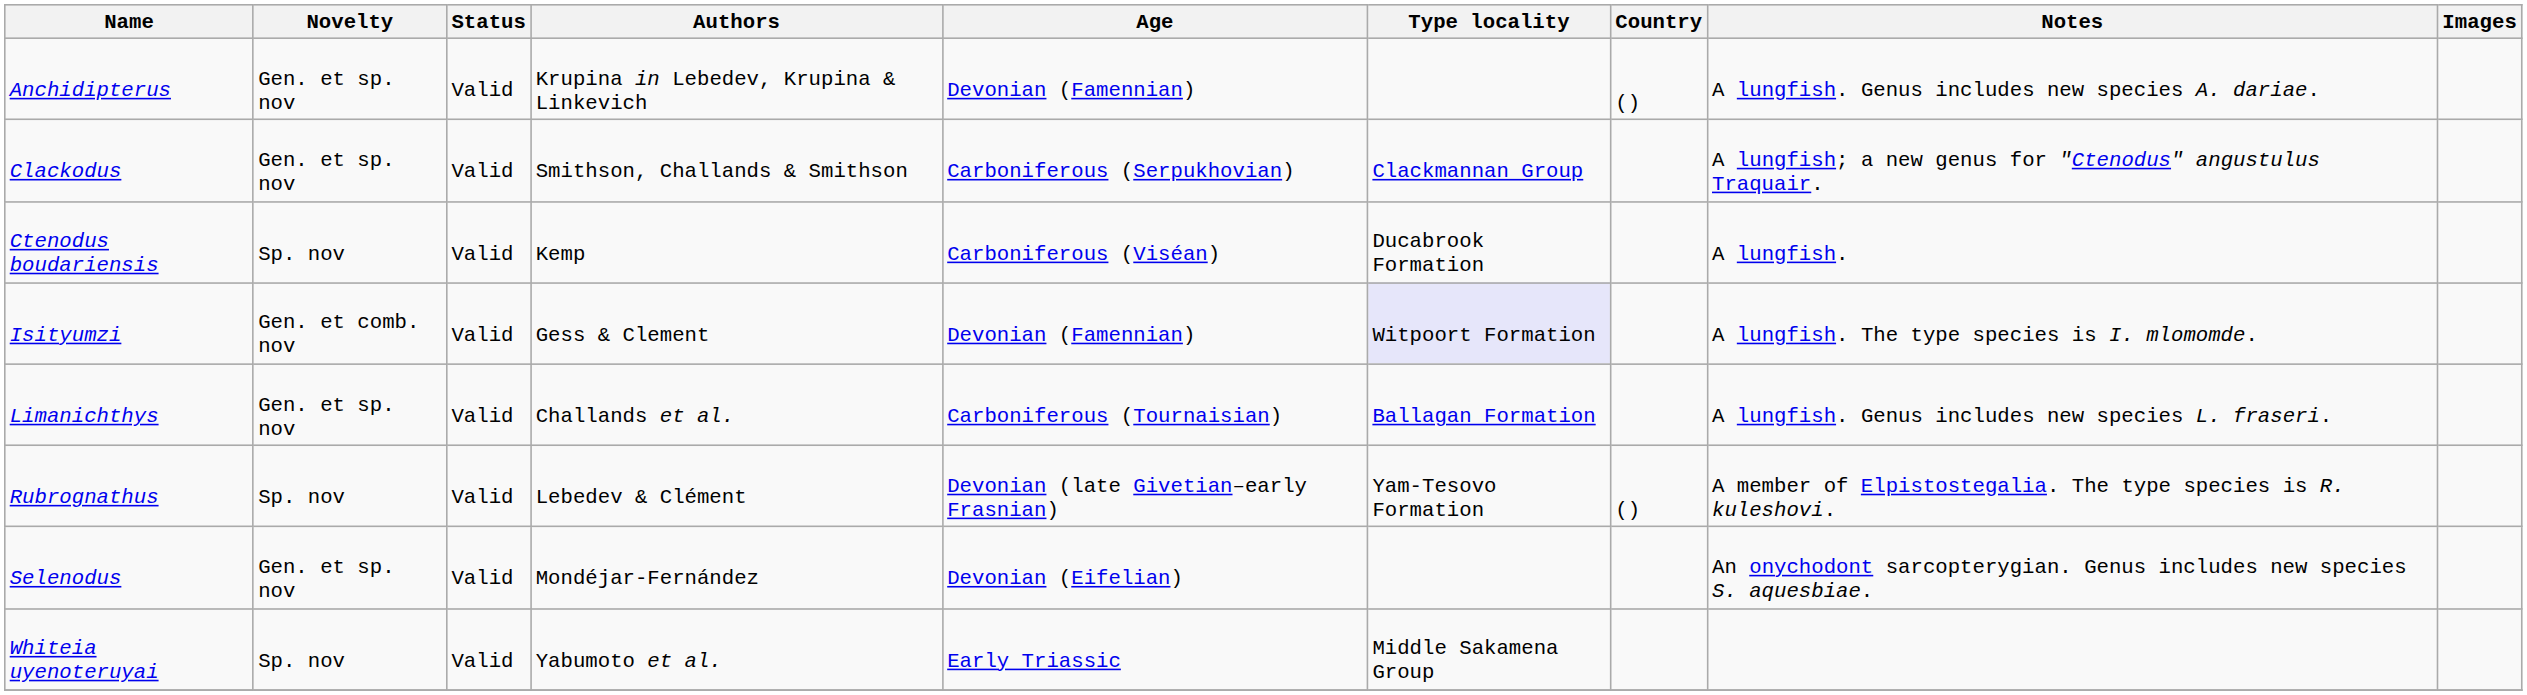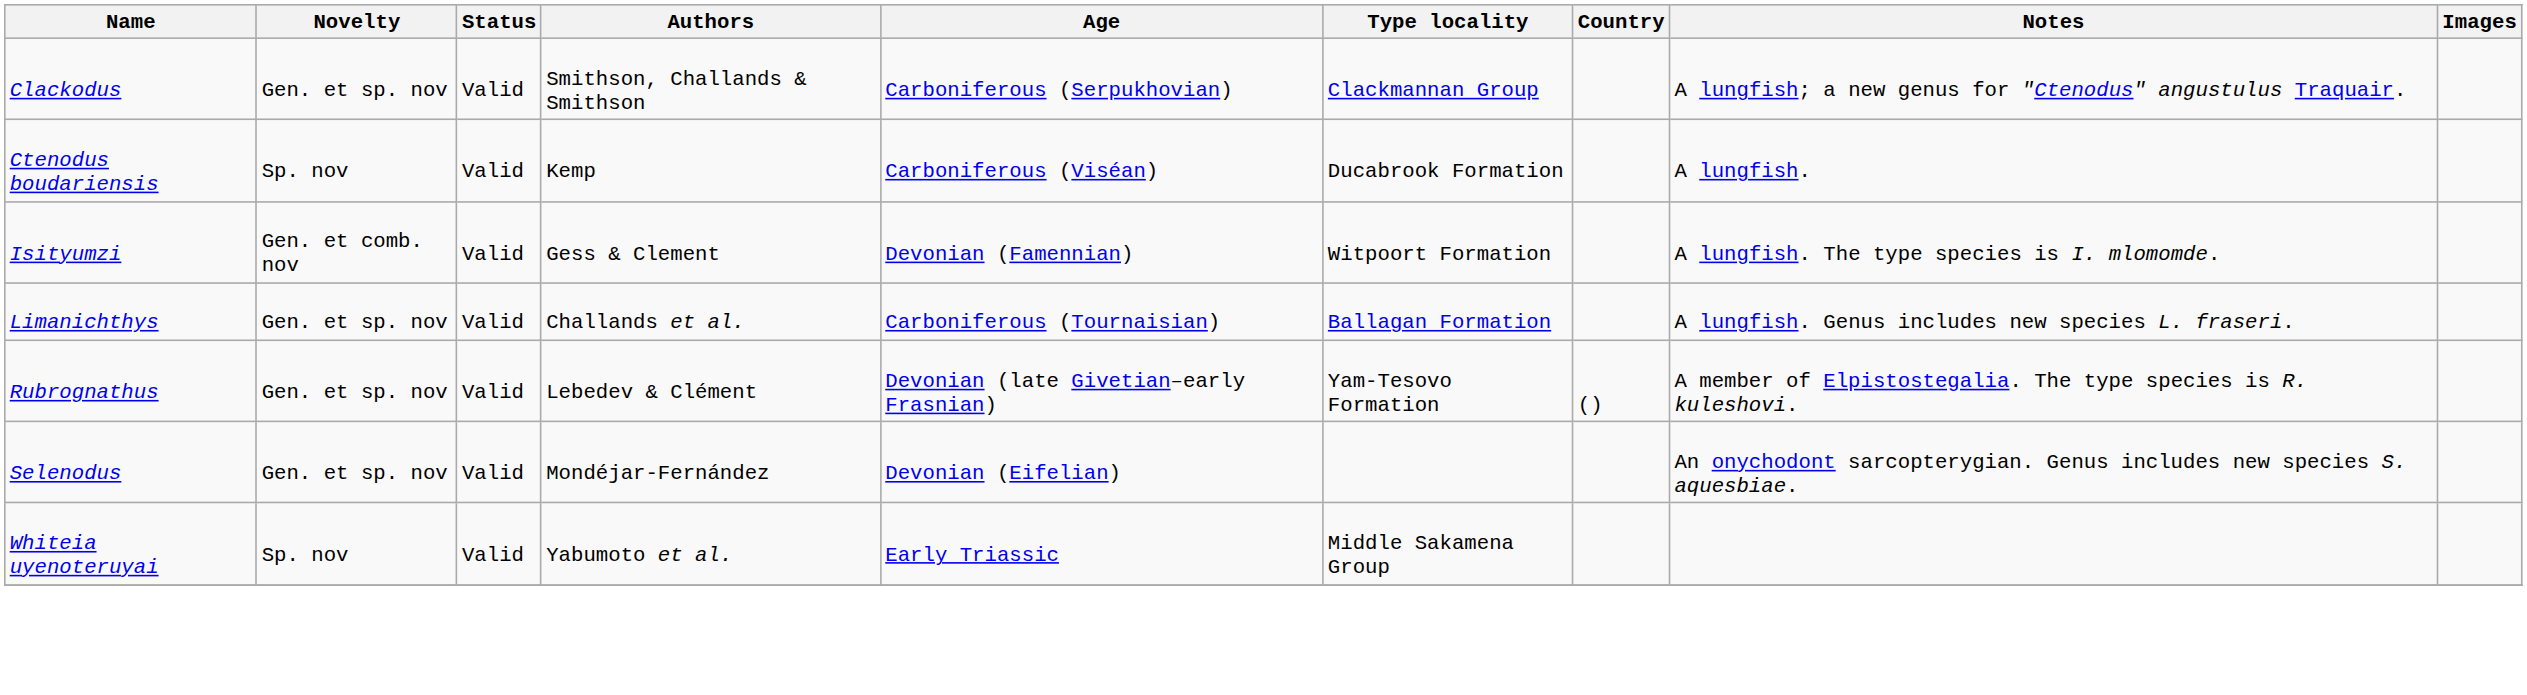- row: (90, 91)
(1484, 335) lavender background -> (1440, 254) no background
(302, 498) Sp. nov -> (355, 393) Gen. et sp. nov
